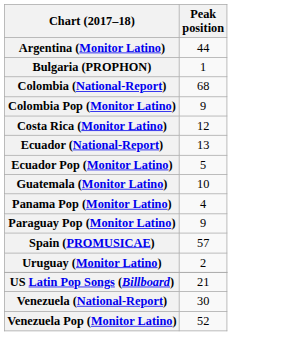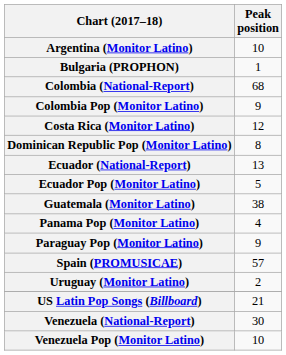(203, 47) 44 -> (258, 47) 10
+ row: (119, 145)
(203, 184) 10 -> (258, 203) 38
(203, 321) 52 -> (258, 340) 10
